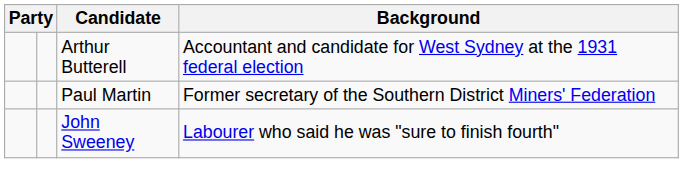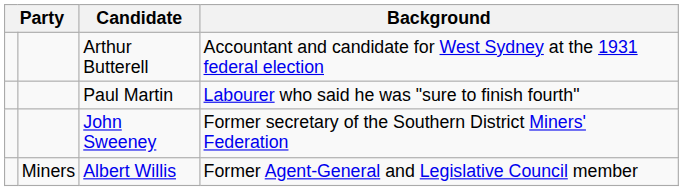(419, 94) Former secretary of the Southern District Miners' Federation -> (391, 94) Labourer who said he was "sure to finish fourth"
(371, 133) Labourer who said he was "sure to finish fourth" -> (395, 133) Former secretary of the Southern District Miners' Federation
+ row: (130, 171)
